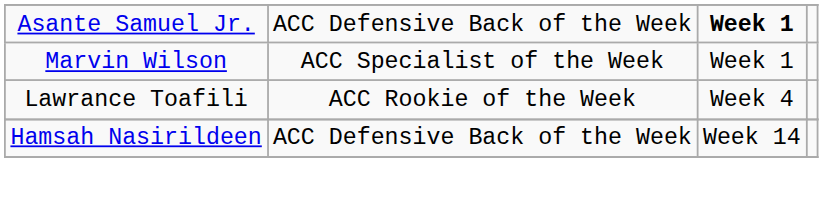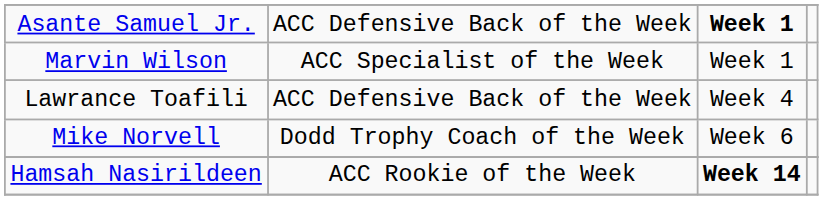(482, 100) ACC Rookie of the Week -> (482, 100) ACC Defensive Back of the Week
+ row: (136, 138)
(482, 138) ACC Defensive Back of the Week -> (482, 176) ACC Rookie of the Week
(752, 138) normal -> (752, 176) bold
